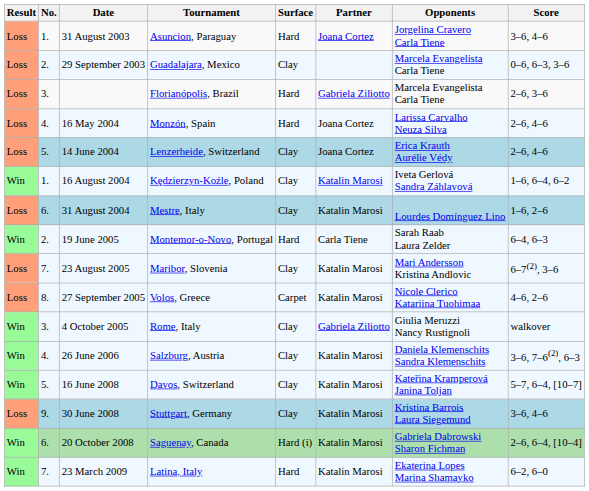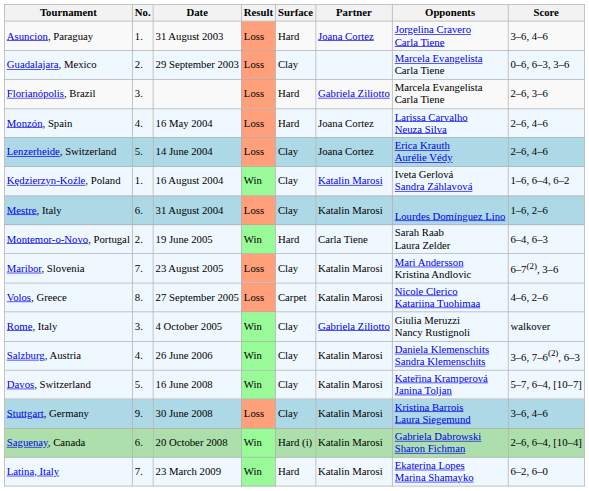columns swapped: (21, 13) <-> (211, 13)
